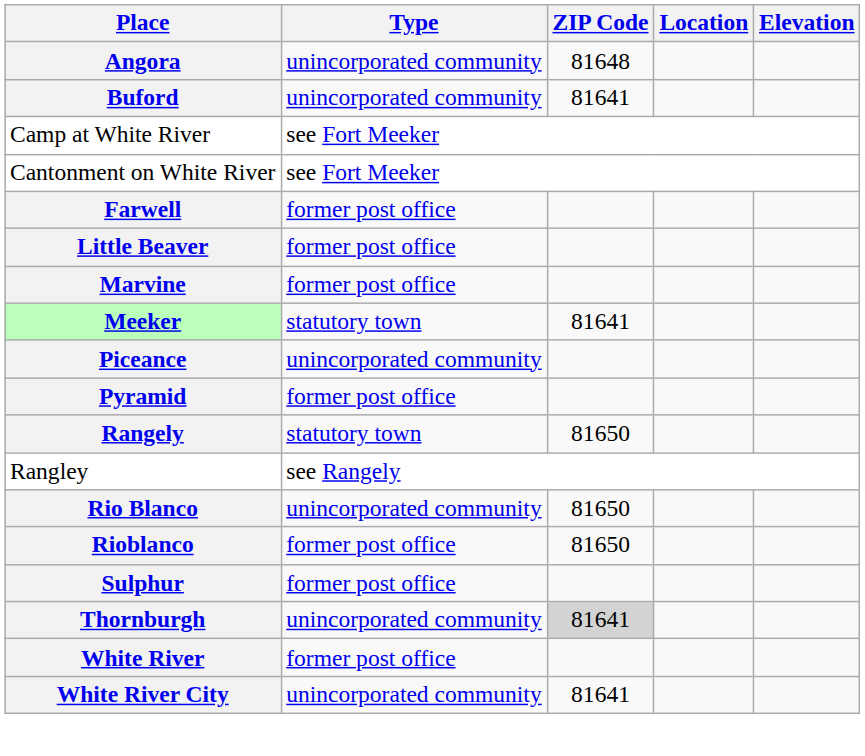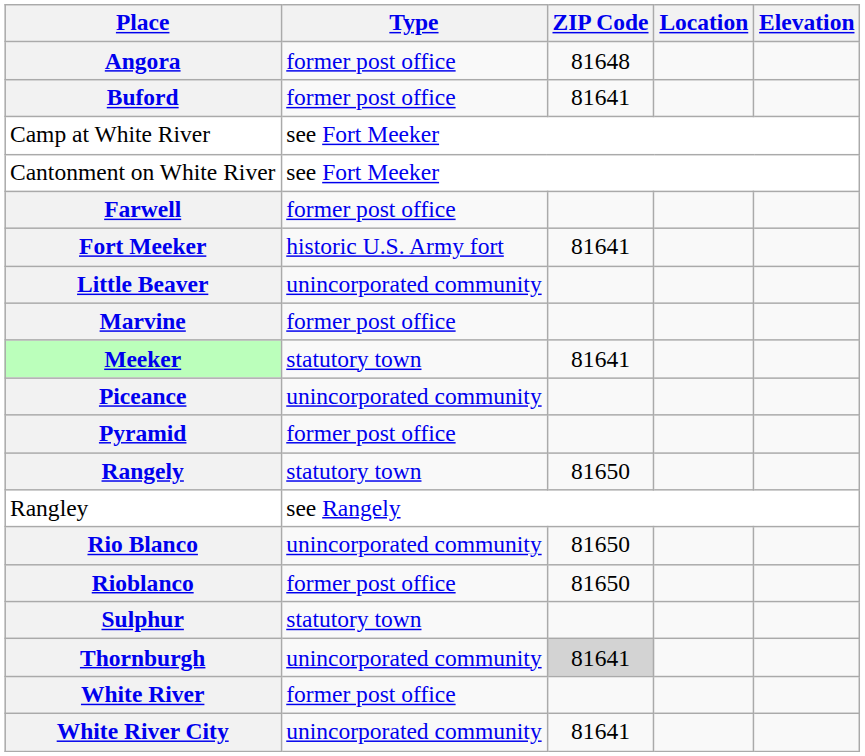(414, 60) unincorporated community -> (371, 60) former post office
(414, 97) unincorporated community -> (371, 97) former post office
+ row: (143, 246)
(371, 246) former post office -> (414, 284) unincorporated community
(371, 582) former post office -> (354, 619) statutory town
